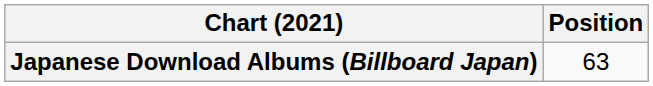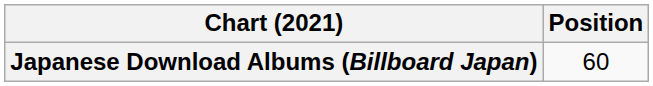(596, 61) 63 -> (596, 61) 60
